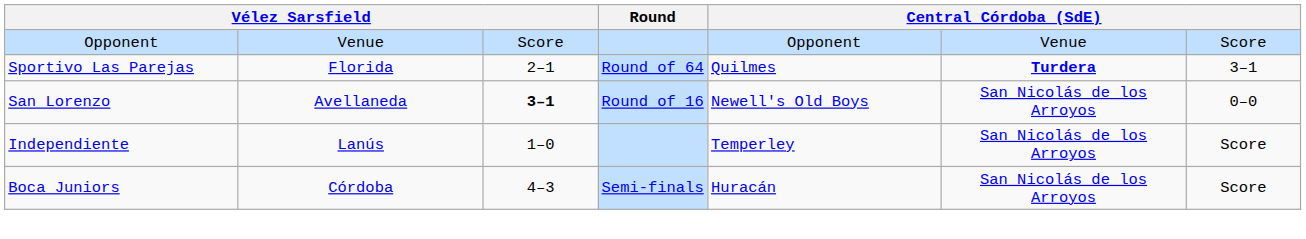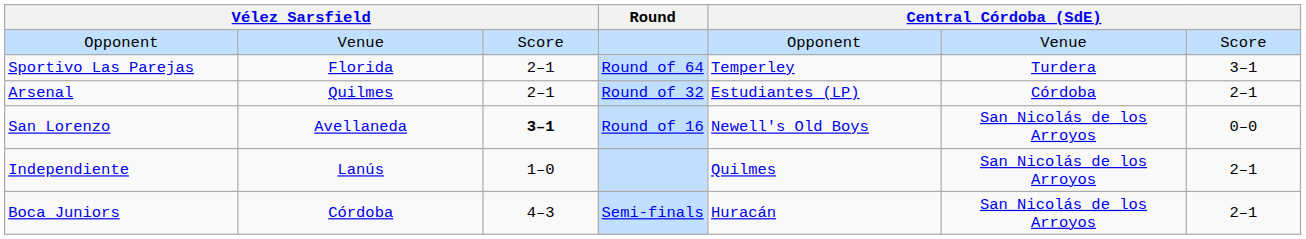(744, 68) Quilmes -> (753, 68) Temperley
(1064, 68) bold -> (1064, 68) normal
+ row: (41, 93)
(753, 145) Temperley -> (744, 170) Quilmes
(1243, 145) Score -> (1243, 170) 2–1
(1243, 188) Score -> (1243, 213) 2–1
